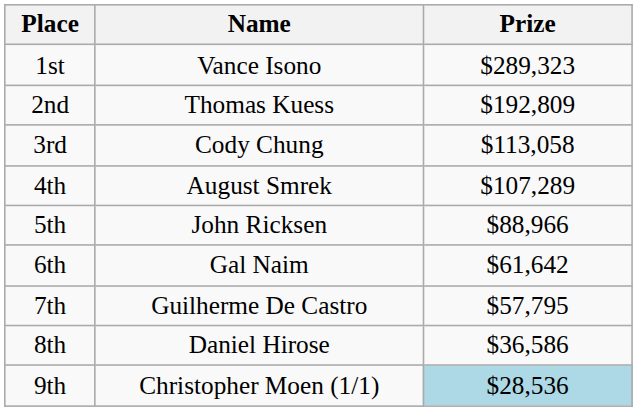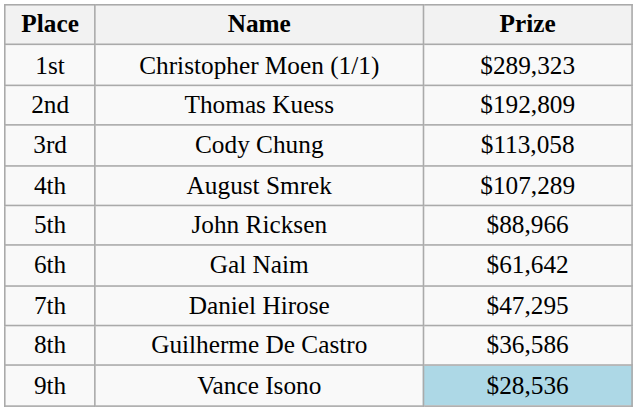(259, 64) Vance Isono -> (259, 64) Christopher Moen (1/1)
(259, 305) Guilherme De Castro -> (259, 305) Daniel Hirose
(528, 305) $57,795 -> (528, 305) $47,295
(259, 345) Daniel Hirose -> (259, 345) Guilherme De Castro
(259, 385) Christopher Moen (1/1) -> (259, 385) Vance Isono
